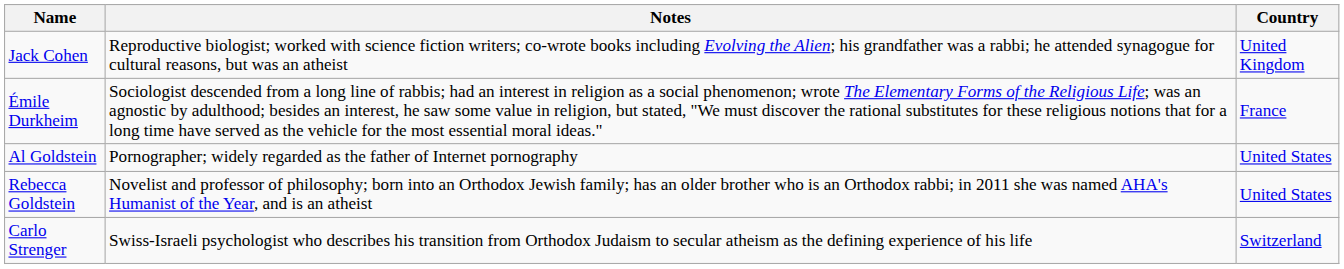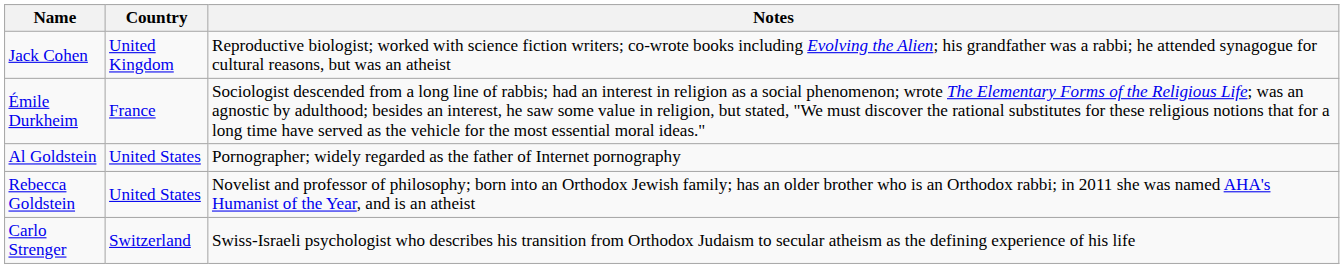columns swapped: (1287, 18) <-> (671, 18)
